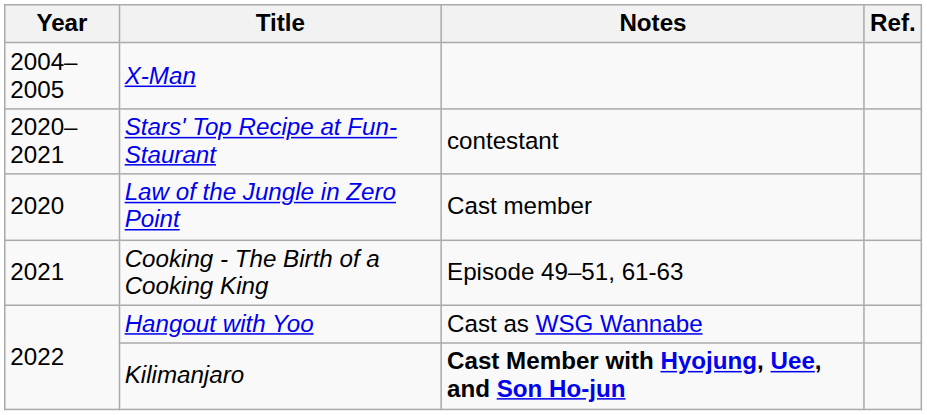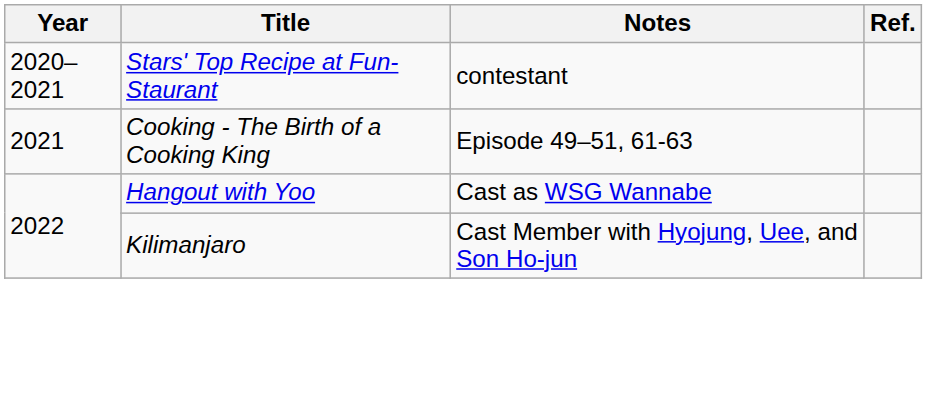- row: (160, 75)
- row: (260, 206)
(634, 375) bold -> (657, 244) normal
